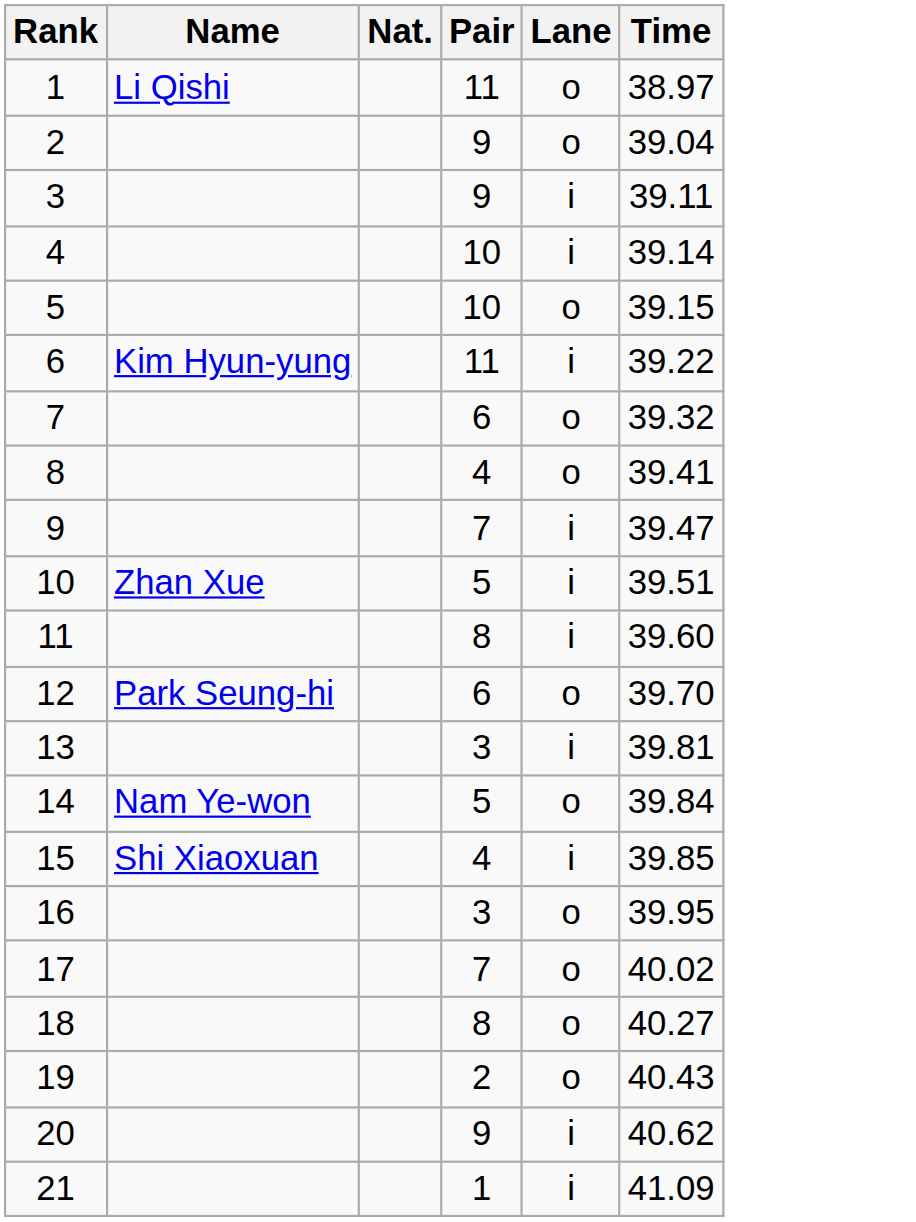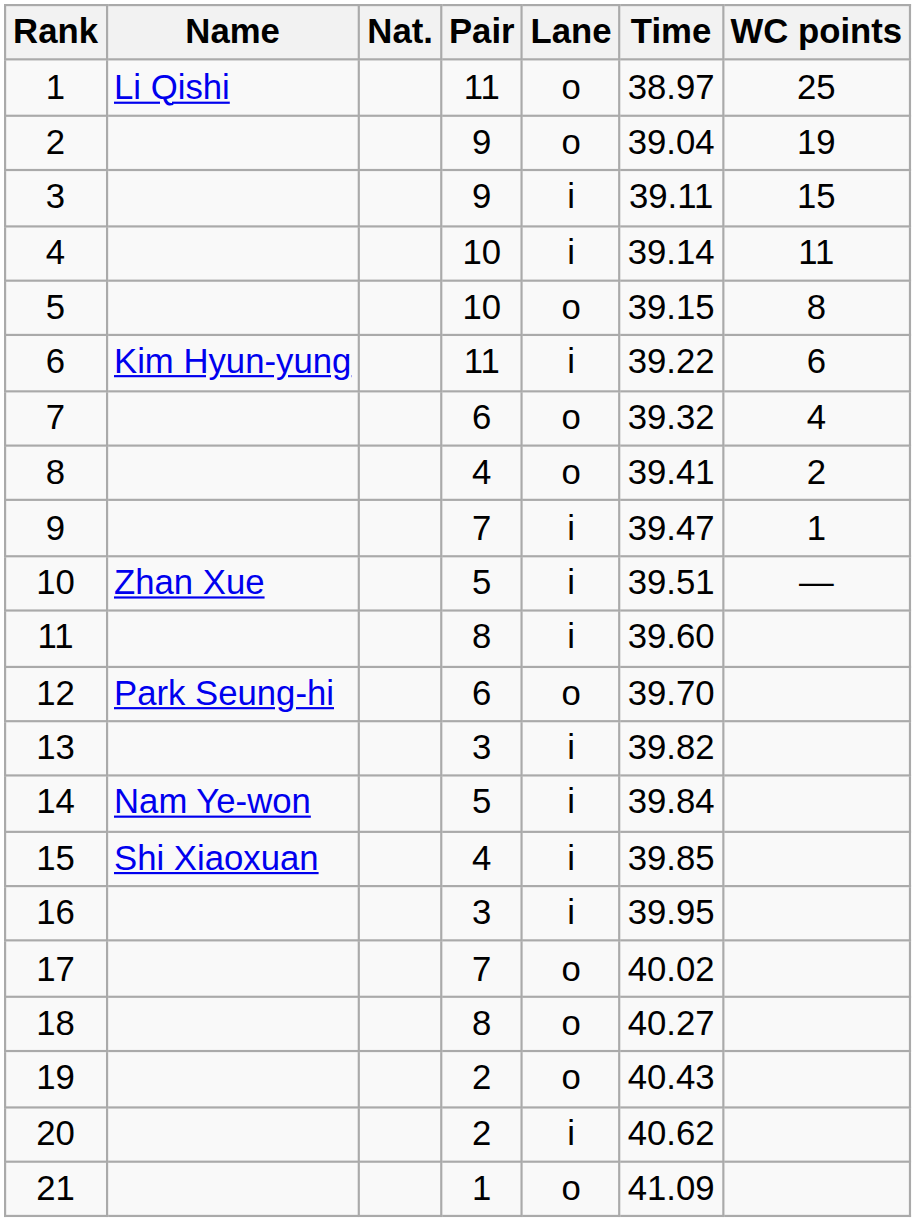+ column: (816, 32)
(671, 747) 39.81 -> (671, 747) 39.82
(571, 802) o -> (571, 802) i
(571, 913) o -> (571, 913) i
(482, 1133) 9 -> (482, 1133) 2
(571, 1188) i -> (571, 1188) o
